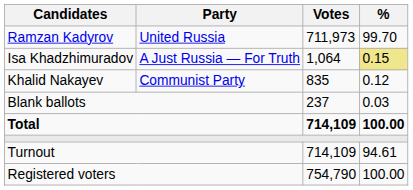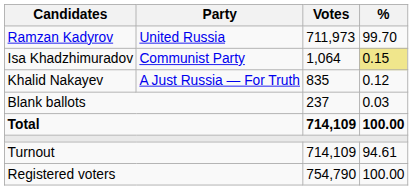(220, 59) A Just Russia — For Truth -> (192, 59) Communist Party
(192, 80) Communist Party -> (220, 80) A Just Russia — For Truth
